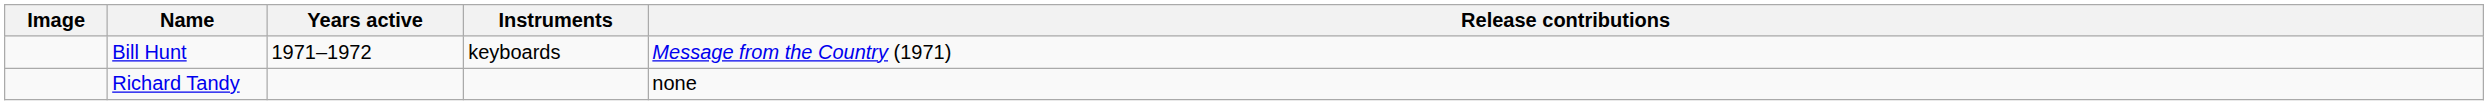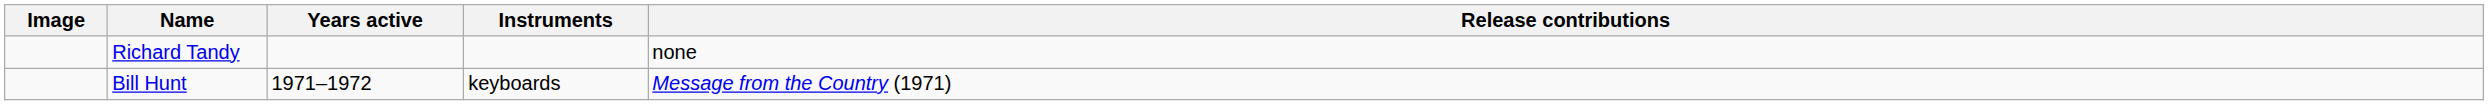rows swapped: (176, 83) <-> (149, 52)
